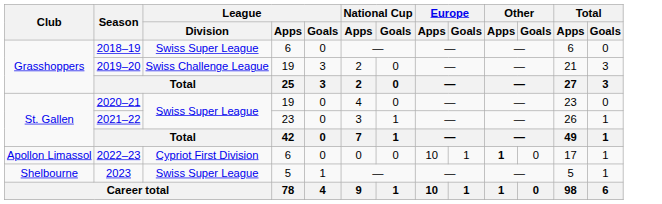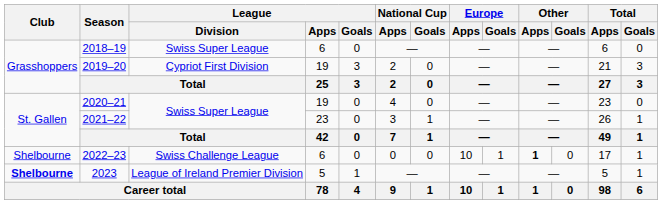(207, 66) Swiss Challenge League -> (217, 66) Cypriot First Division
(49, 155) Apollon Limassol -> (42, 155) Shelbourne
(207, 155) Cypriot First Division -> (217, 155) Swiss Challenge League
(49, 173) normal -> (42, 173) bold
(207, 173) Swiss Super League -> (217, 173) League of Ireland Premier Division
